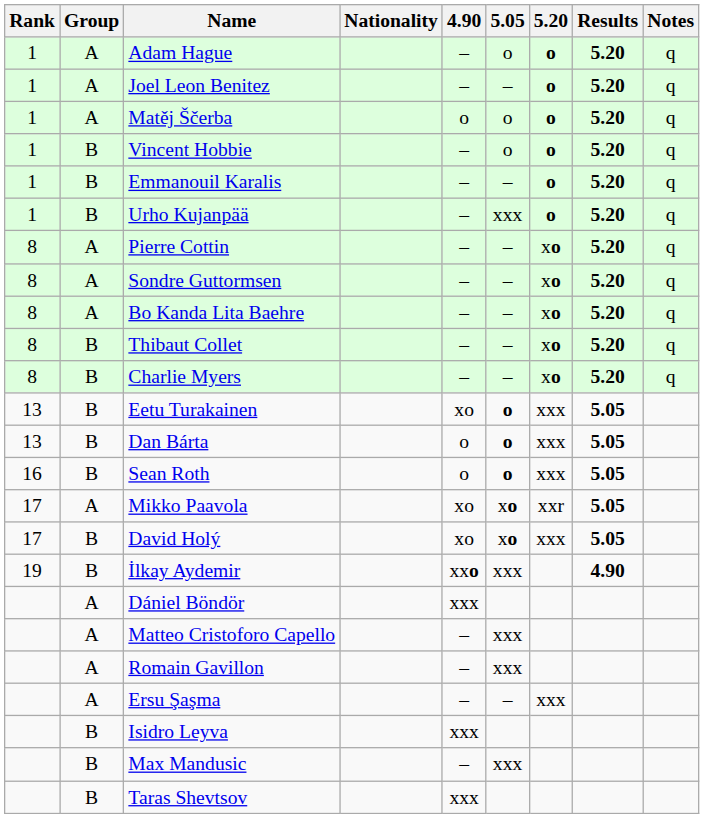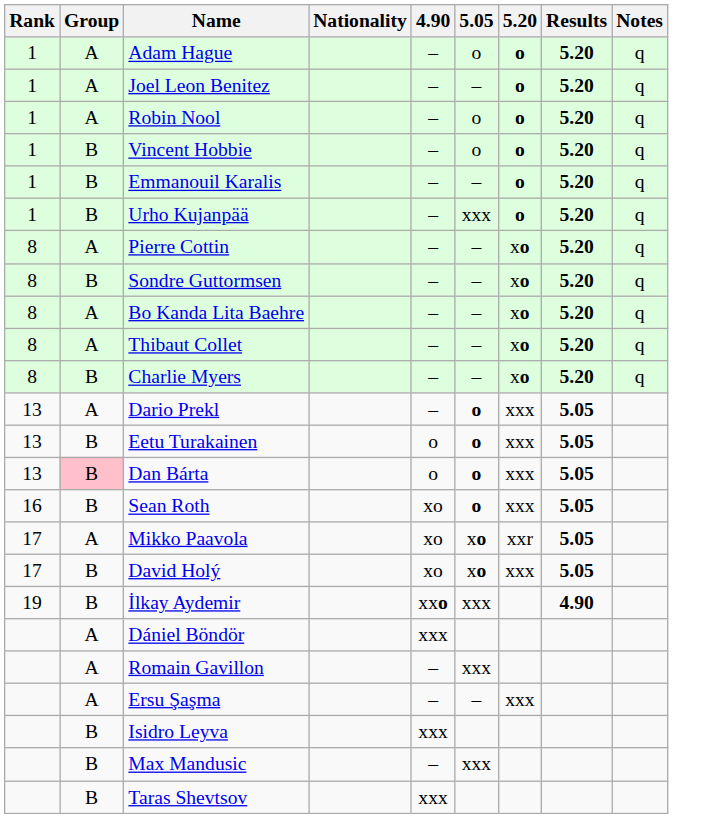+ row: (174, 117)
- row: (180, 117)
(92, 279) A -> (92, 279) B
(92, 344) B -> (92, 344) A
+ row: (174, 408)
(464, 408) xo -> (433, 441) o
(92, 441) no background -> (92, 473) pink background
(464, 473) o -> (433, 505) xo
- row: (232, 635)
